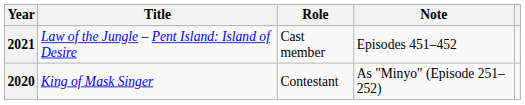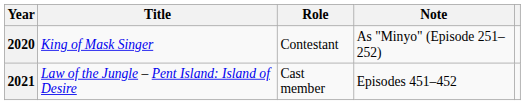rows swapped: (21, 81) <-> (21, 44)
